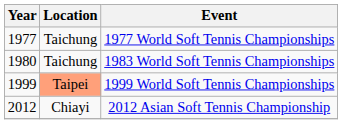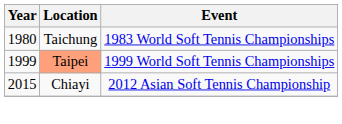- row: (219, 38)
(22, 107) 2012 -> (22, 84) 2015
